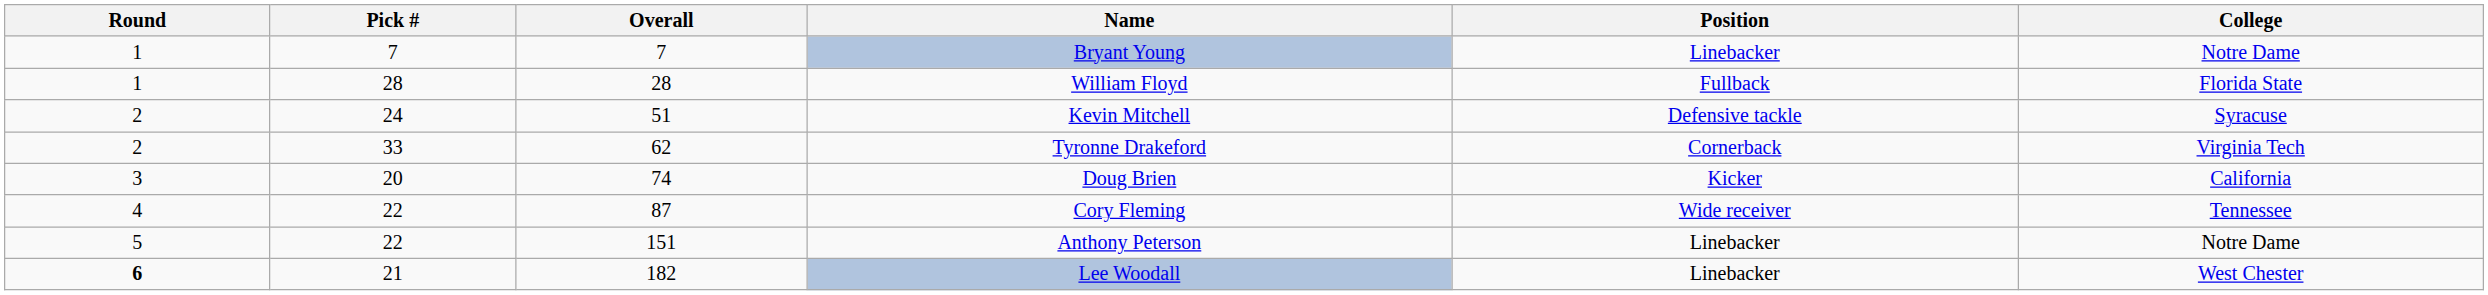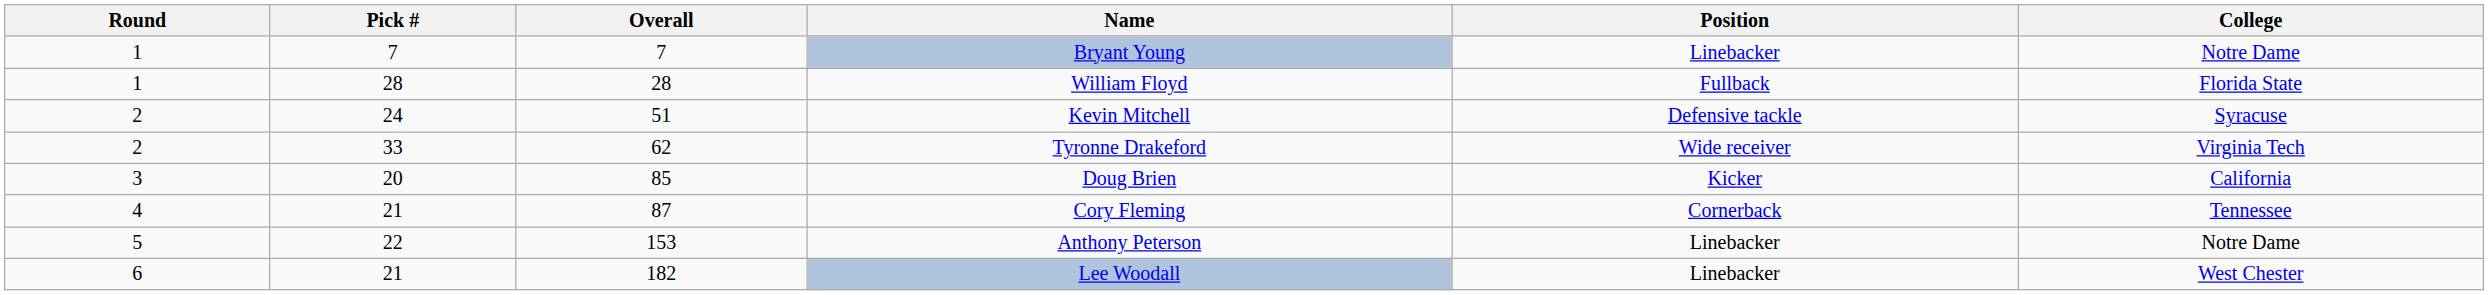(1735, 147) Cornerback -> (1735, 147) Wide receiver
(661, 178) 74 -> (661, 178) 85
(393, 210) 22 -> (393, 210) 21
(1735, 210) Wide receiver -> (1735, 210) Cornerback
(661, 242) 151 -> (661, 242) 153
(137, 274) bold -> (137, 274) normal
